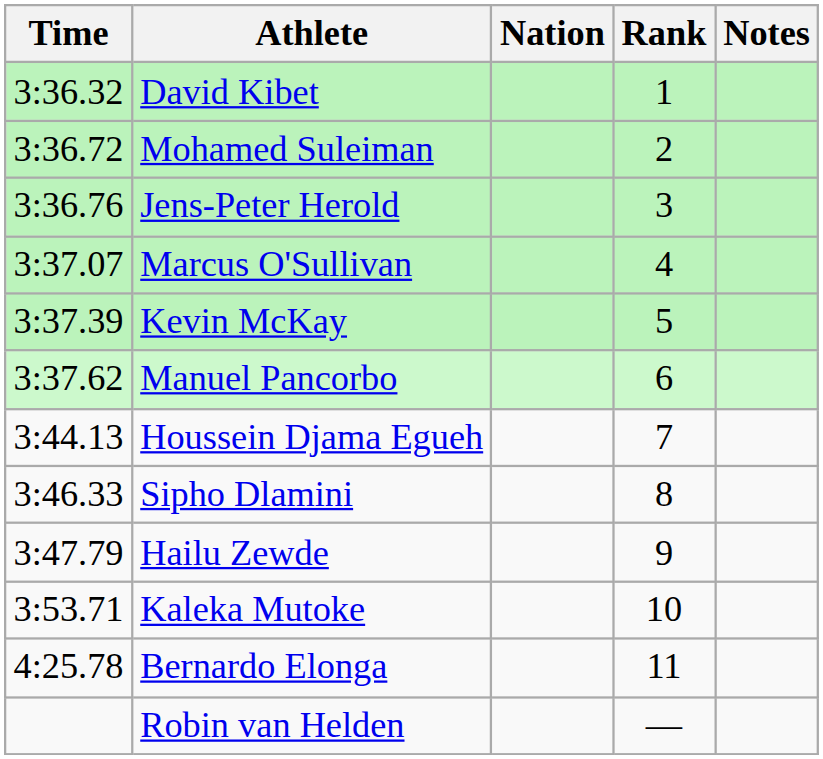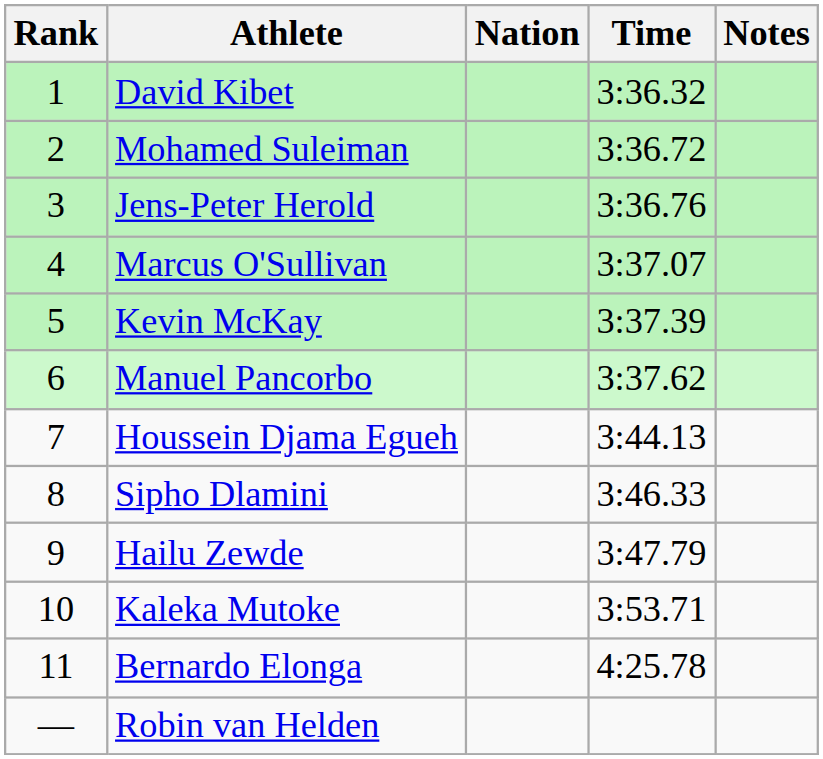columns swapped: (664, 33) <-> (68, 33)
